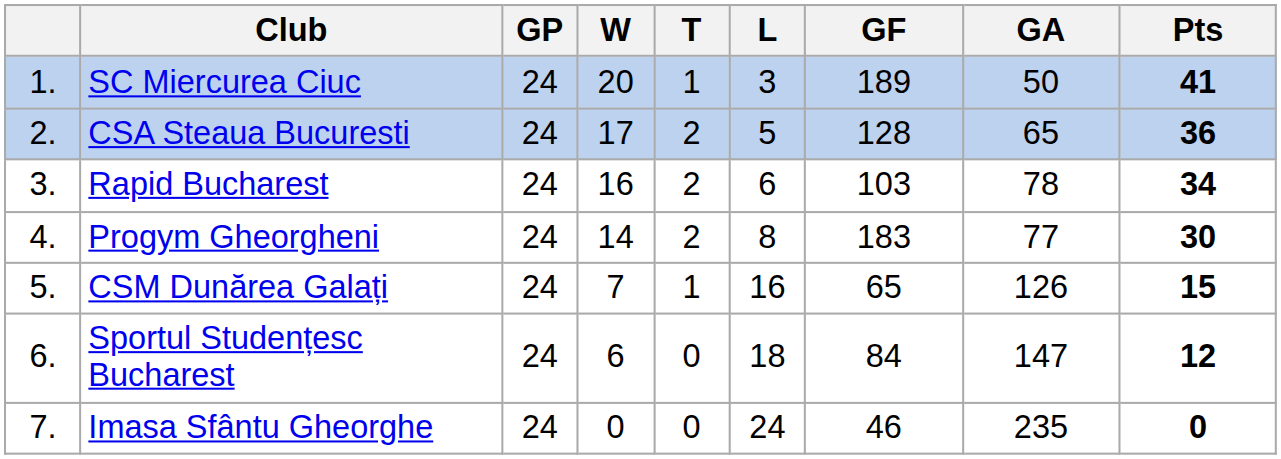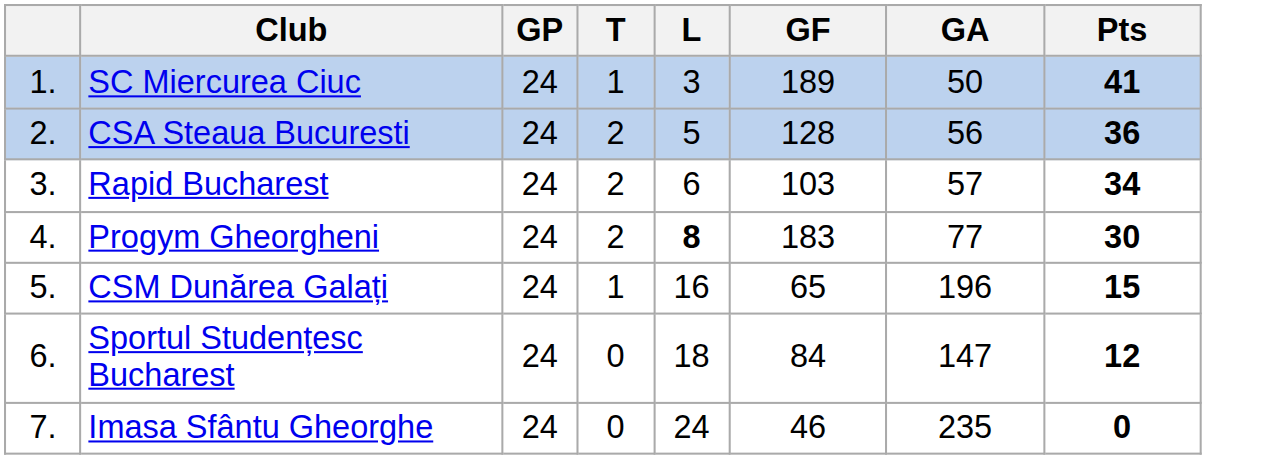- column: (616, 30)
(1041, 133) 65 -> (965, 133) 56
(1041, 184) 78 -> (965, 184) 57
(767, 236) normal -> (692, 236) bold
(1041, 287) 126 -> (965, 287) 196
